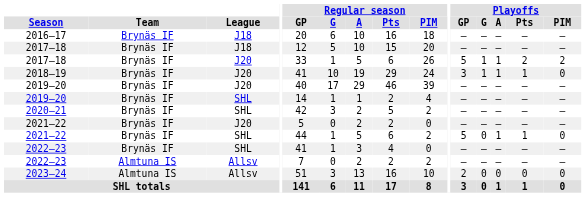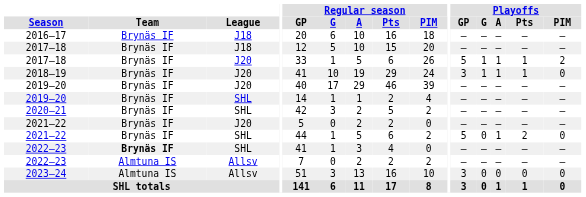(525, 61) 2 -> (525, 61) 1
(525, 136) 1 -> (525, 136) 2
(147, 149) normal -> (147, 149) bold
(464, 174) 2 -> (464, 174) 3
